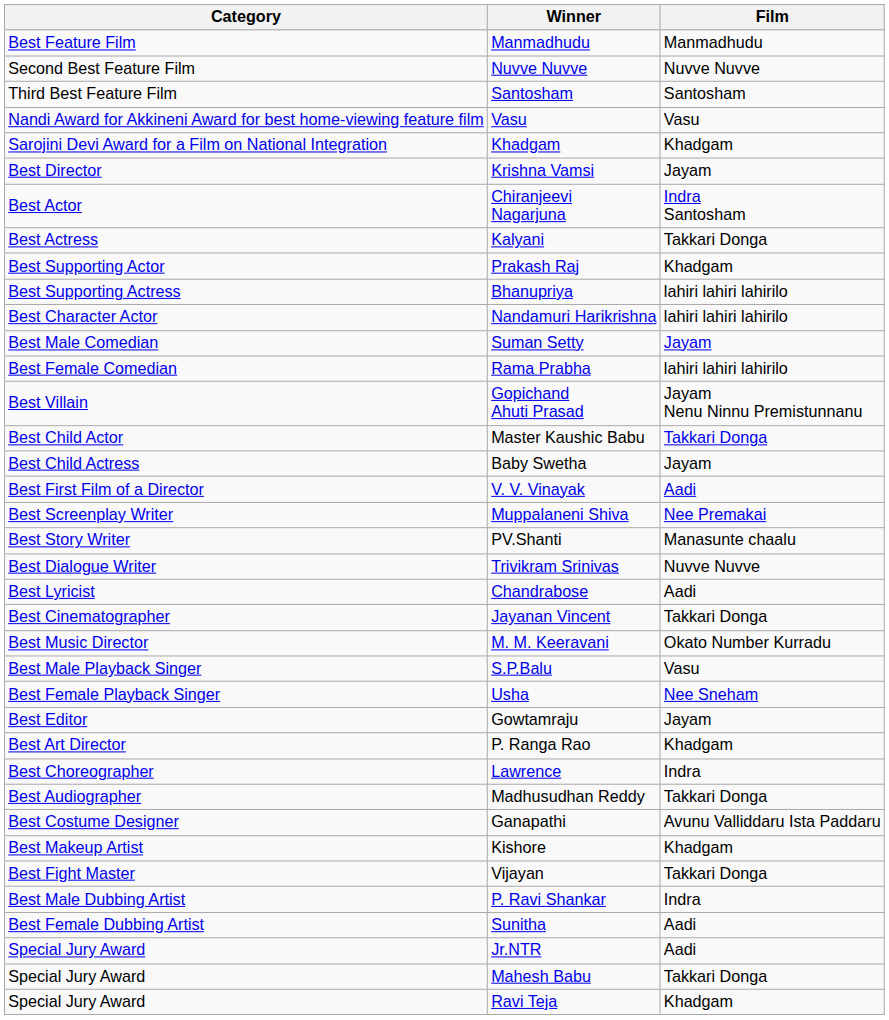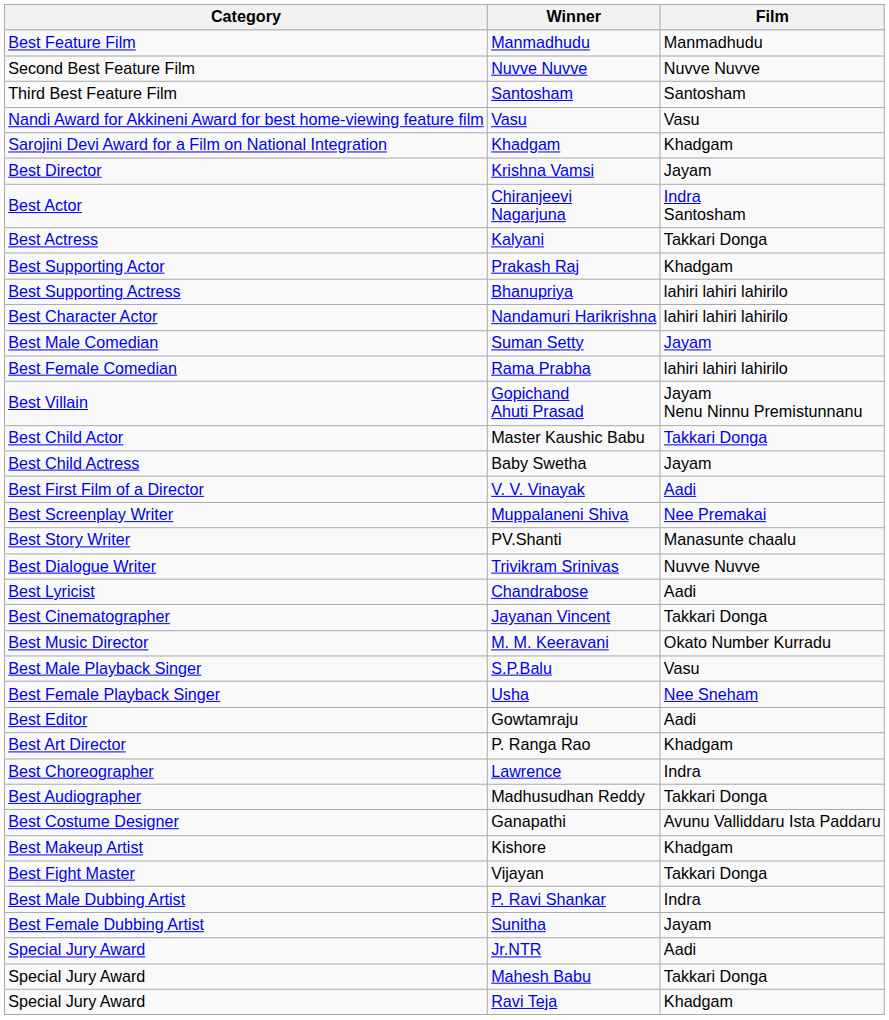(688, 720) Jayam -> (680, 720) Aadi
(680, 925) Aadi -> (688, 925) Jayam
